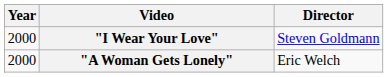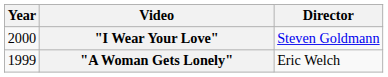(22, 60) 2000 -> (22, 60) 1999
